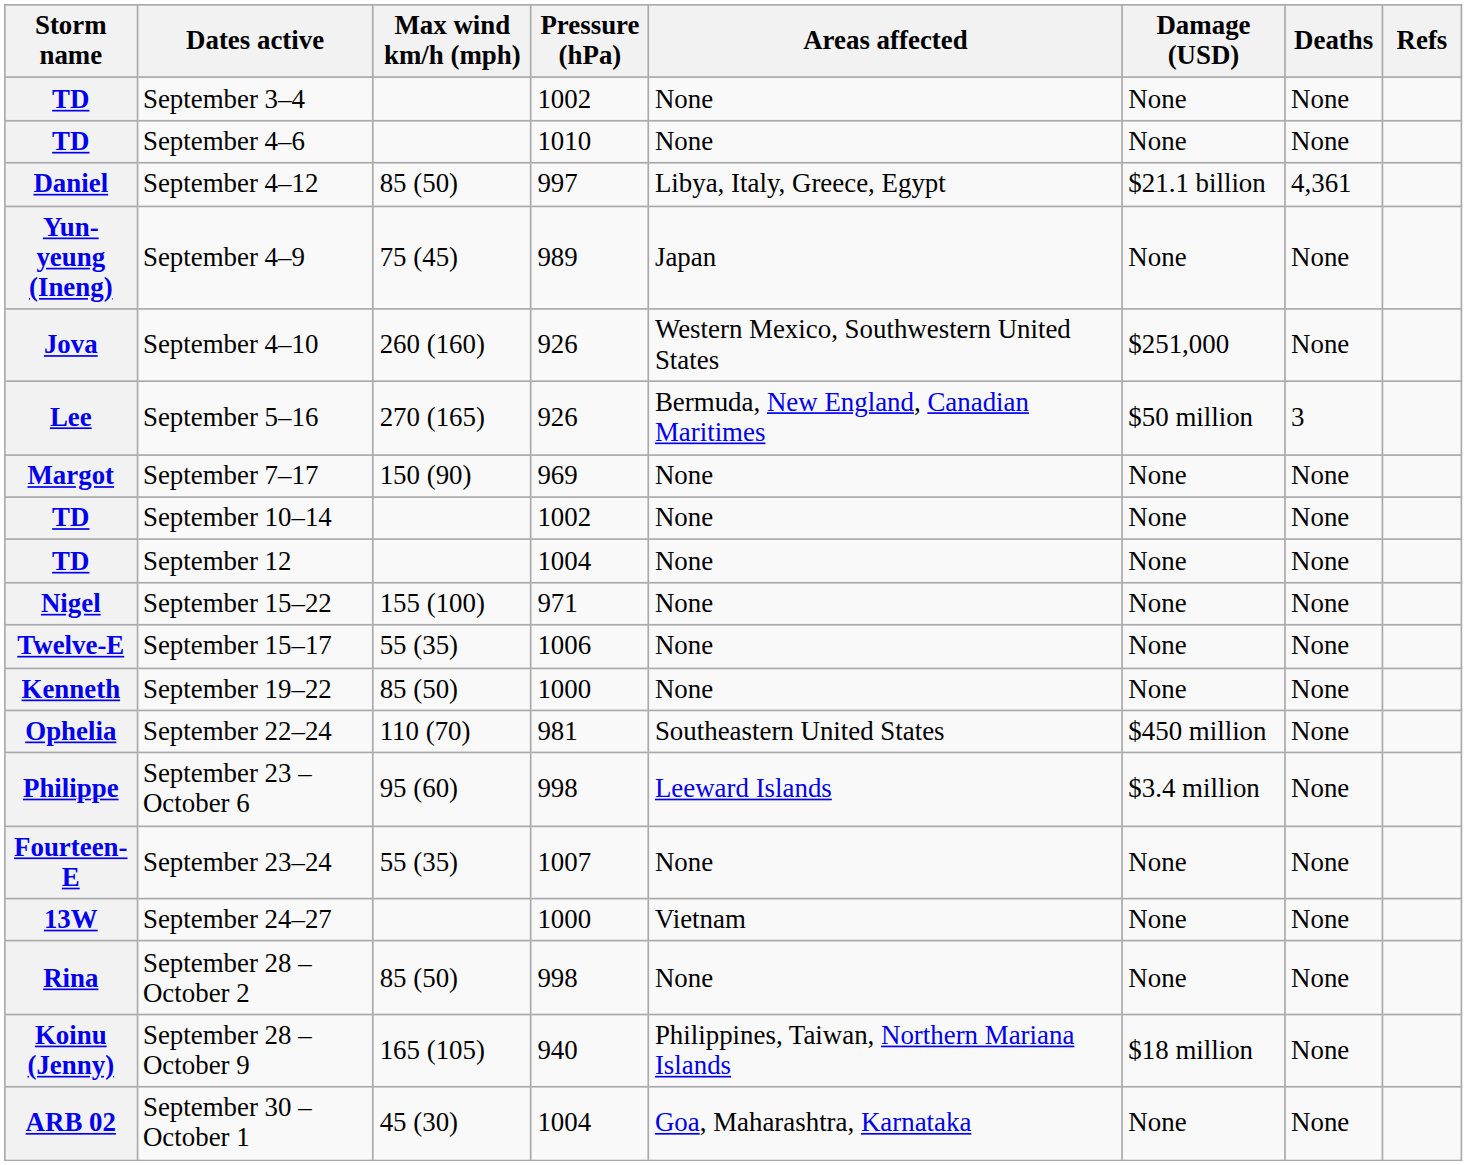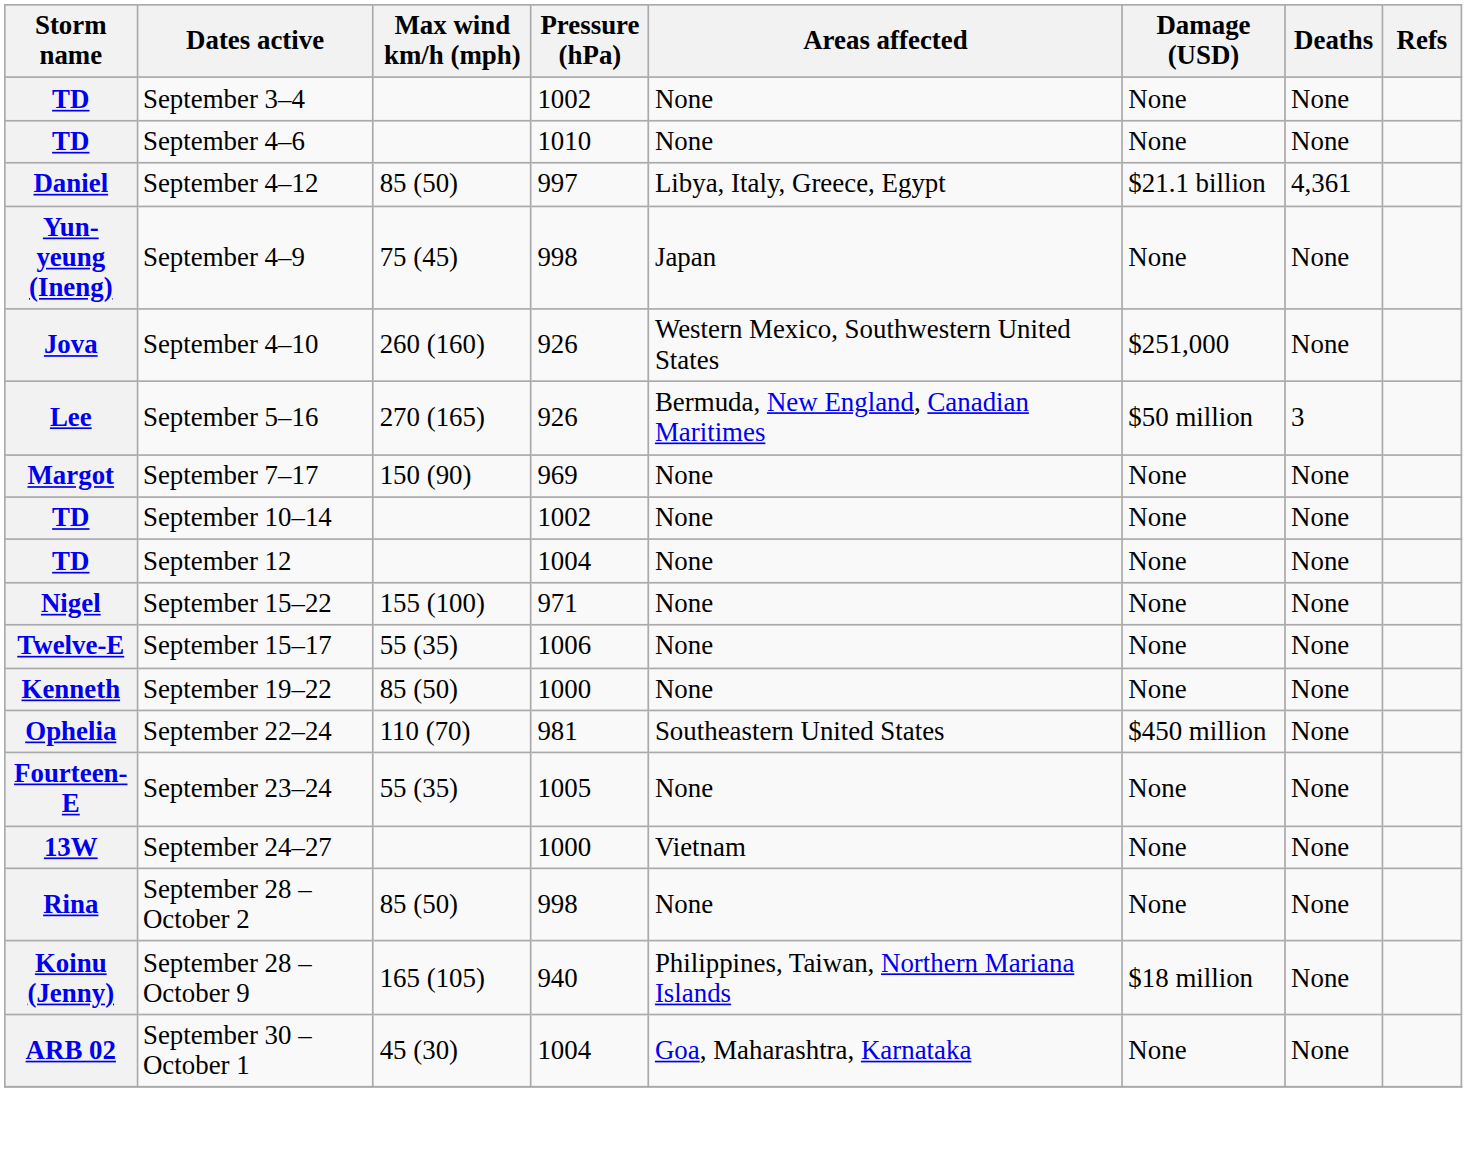(558, 256) 989 -> (558, 256) 998
- row: (227, 788)
(564, 861) 1007 -> (564, 788) 1005
